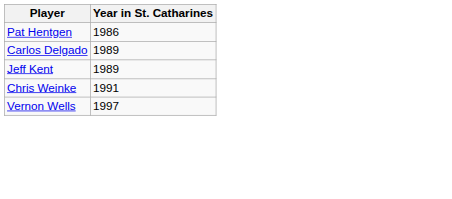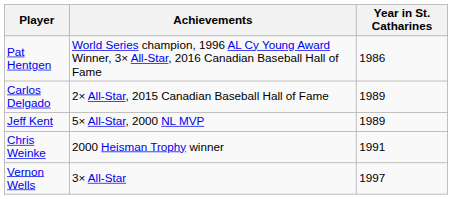+ column: (213, 20)
